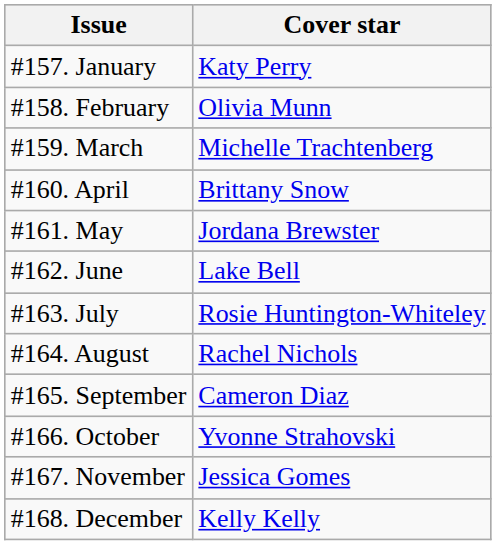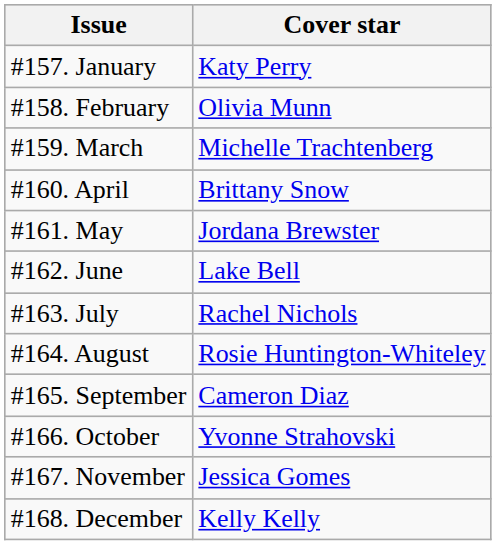(342, 312) Rosie Huntington-Whiteley -> (278, 312) Rachel Nichols
(278, 353) Rachel Nichols -> (342, 353) Rosie Huntington-Whiteley
